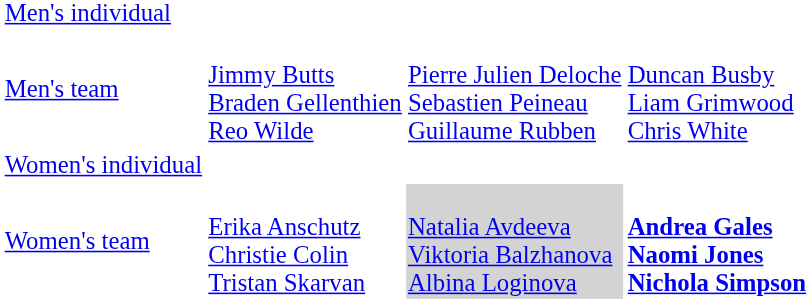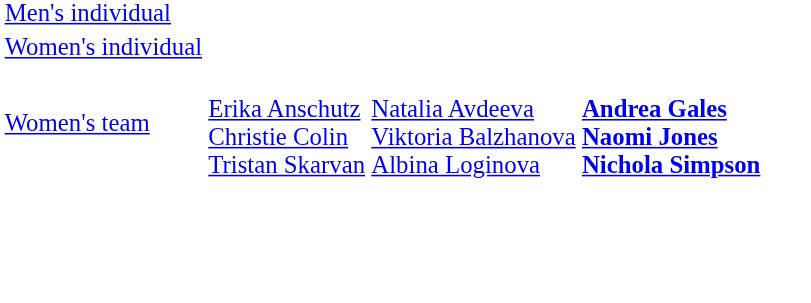- row: (62, 89)
(510, 255) lightgrey background -> (474, 137) no background
